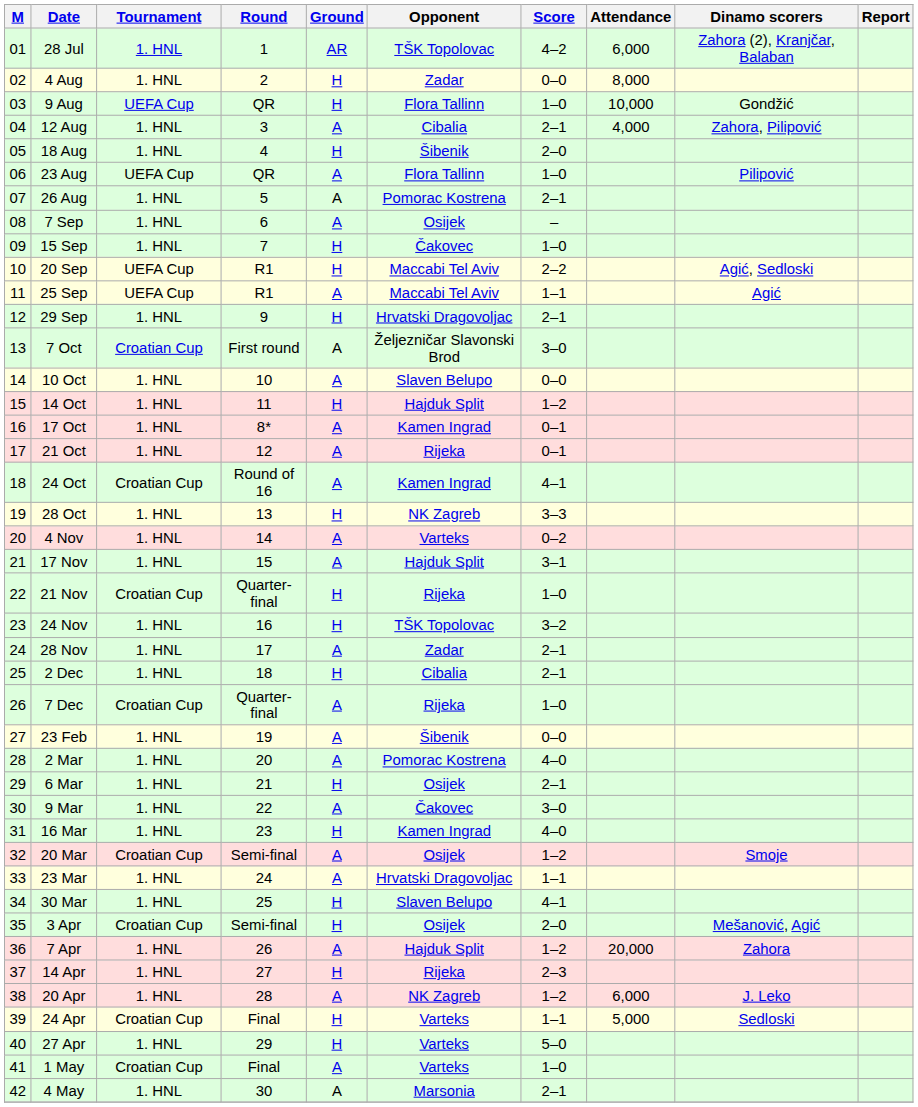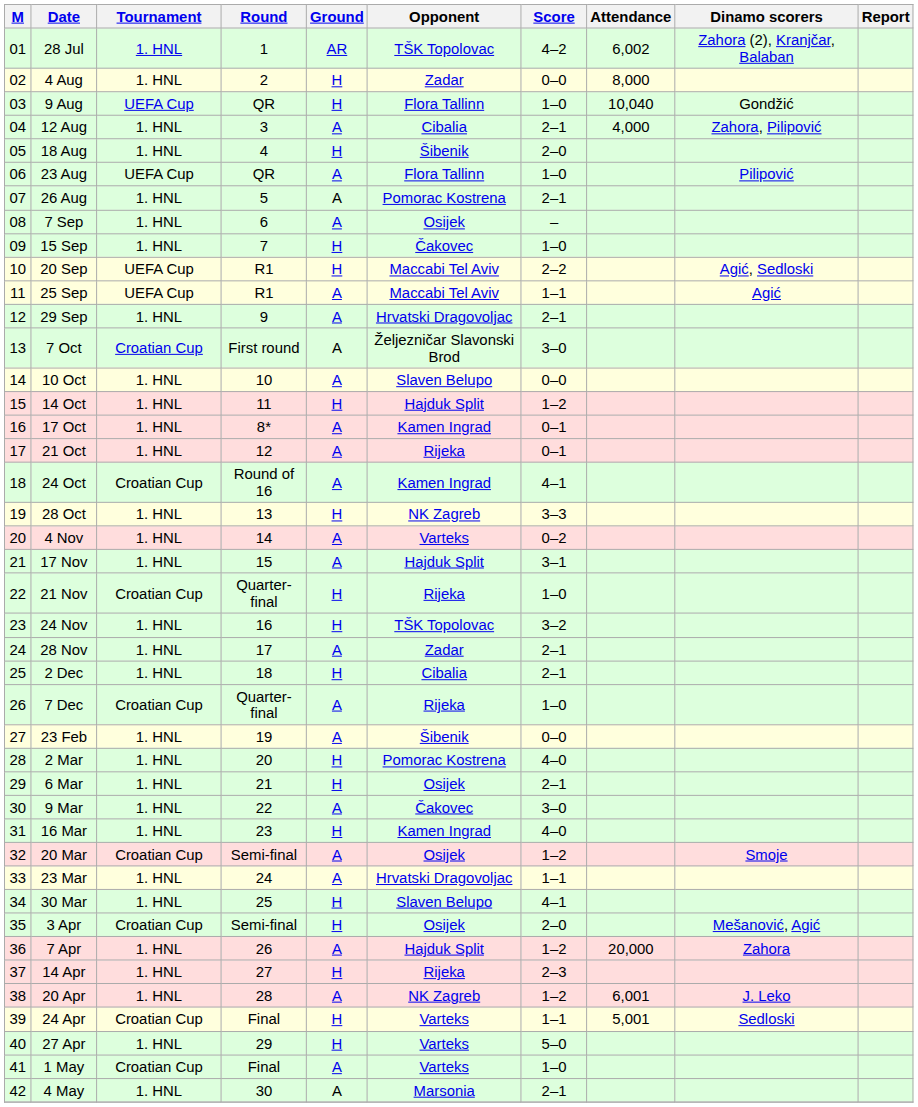(631, 48) 6,000 -> (631, 48) 6,002
(631, 104) 10,000 -> (631, 104) 10,040
(337, 316) H -> (337, 316) A
(337, 760) A -> (337, 760) H
(631, 996) 6,000 -> (631, 996) 6,001
(631, 1019) 5,000 -> (631, 1019) 5,001
